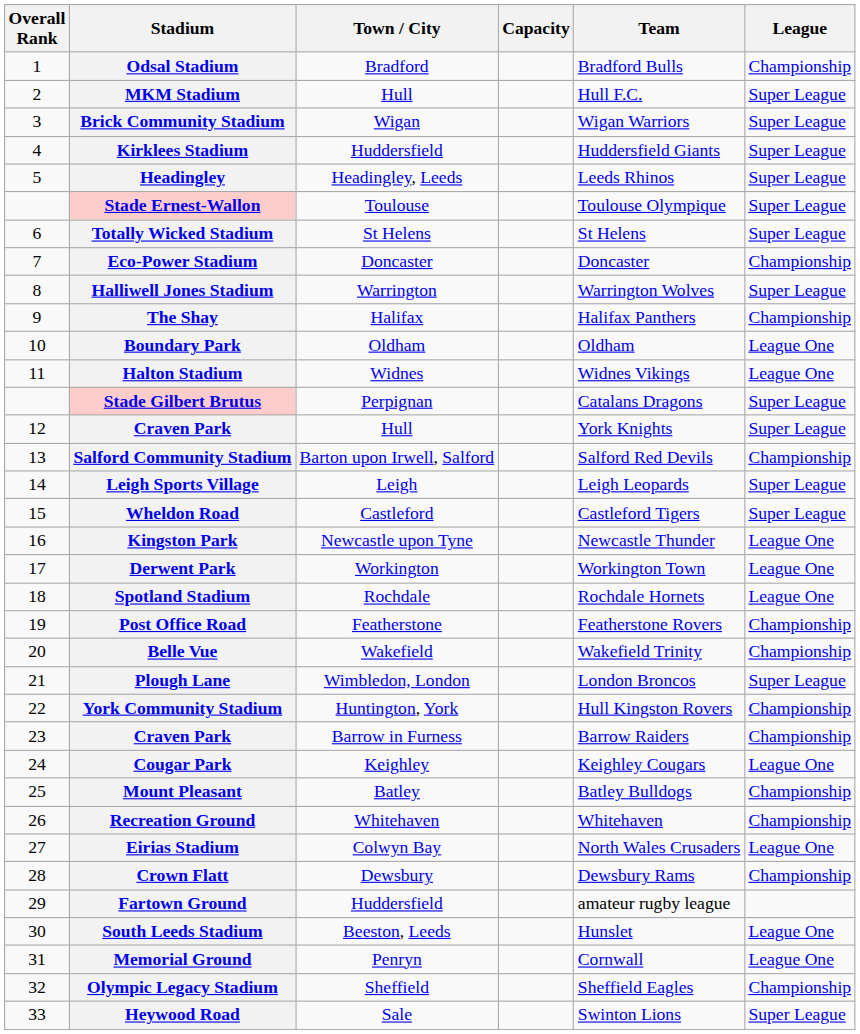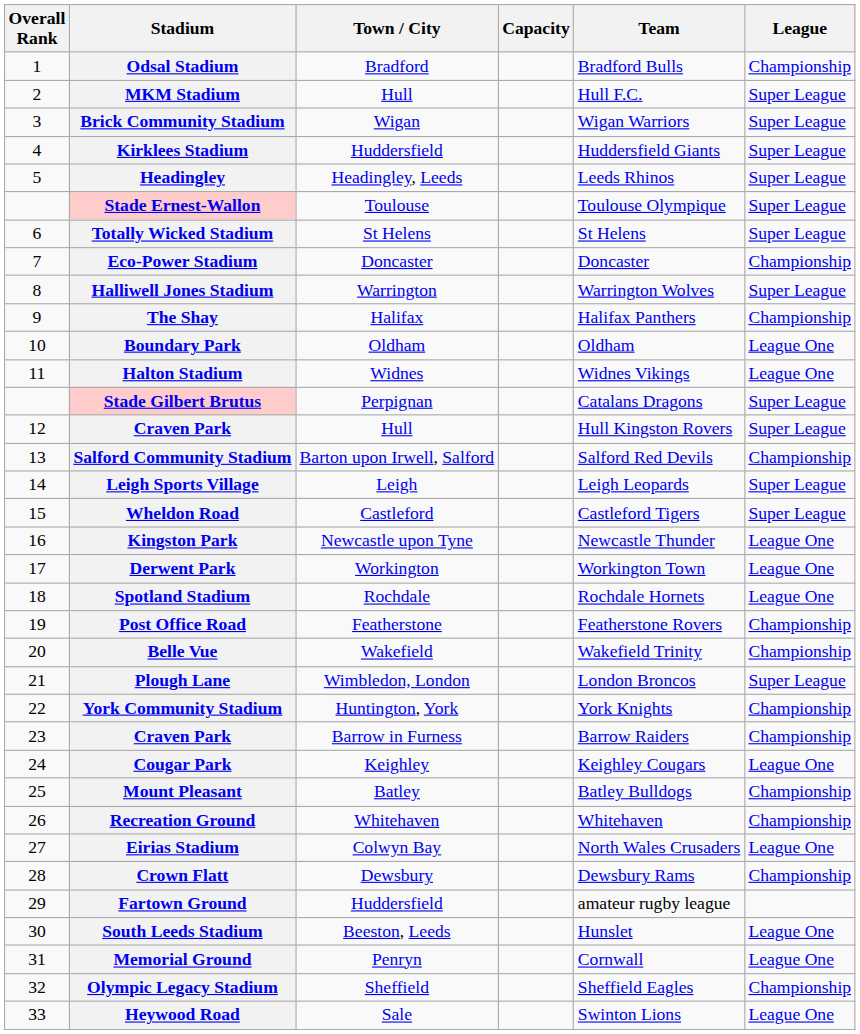(625, 429) York Knights -> (655, 429) Hull Kingston Rovers
(655, 708) Hull Kingston Rovers -> (625, 708) York Knights
(797, 1015) Super League -> (791, 1015) League One
